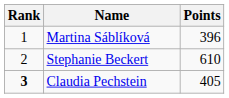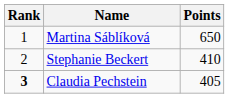(210, 37) 396 -> (210, 37) 650
(210, 59) 610 -> (210, 59) 410
